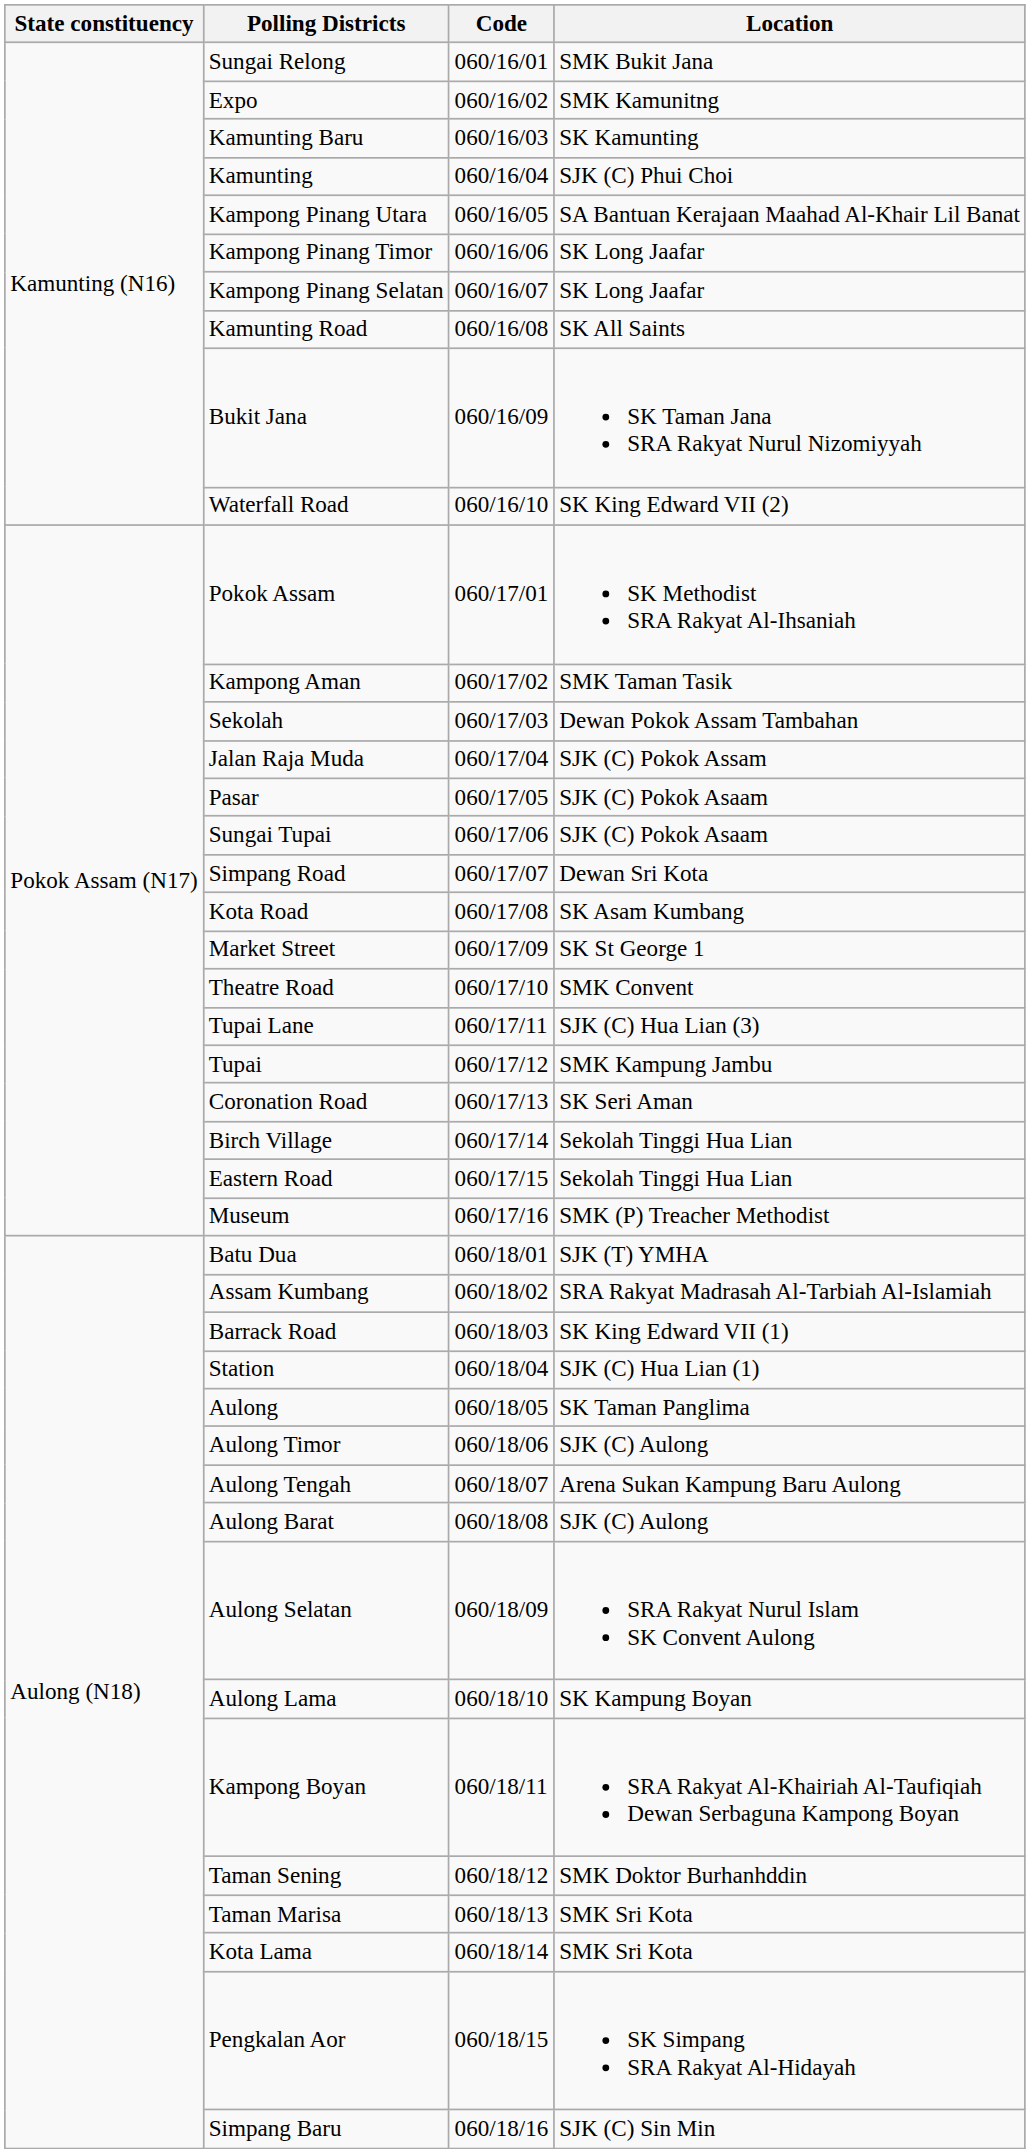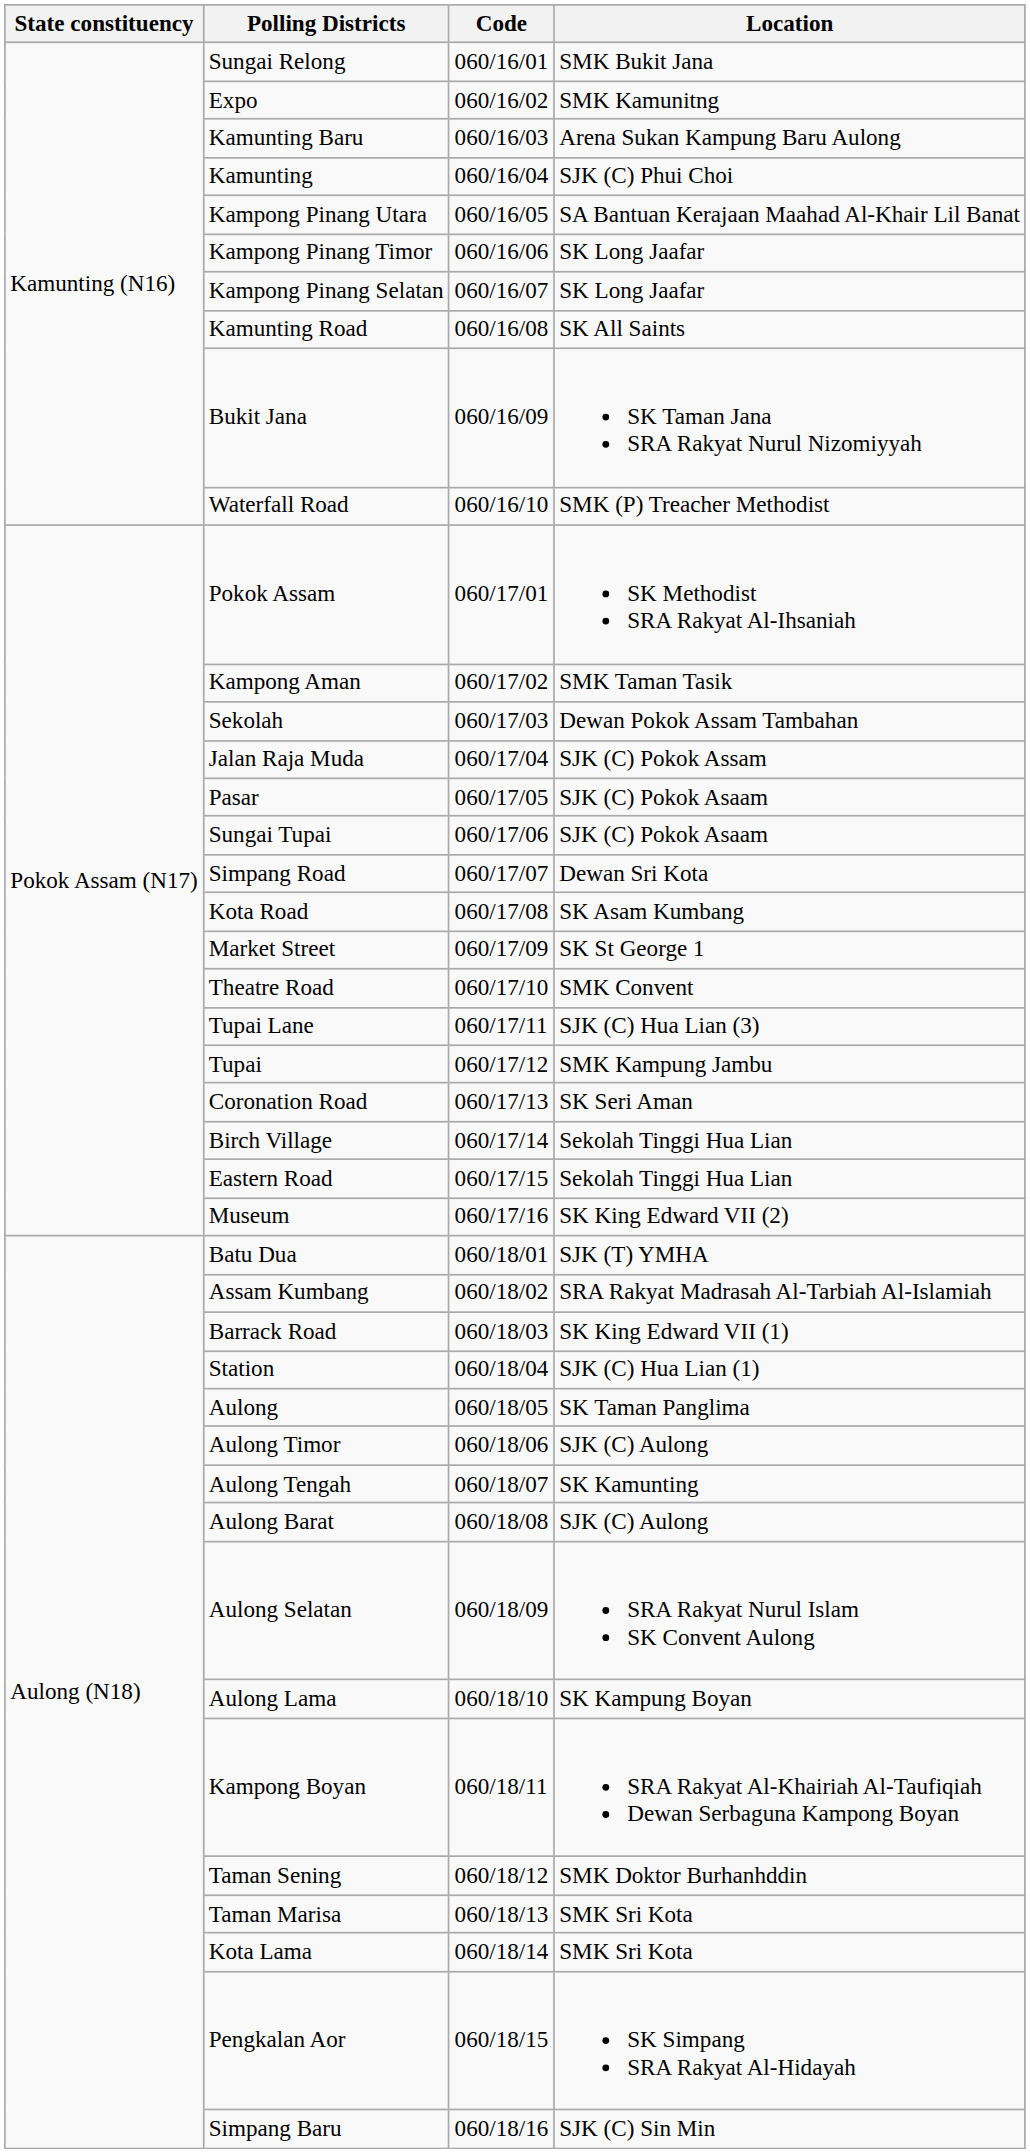(629, 137) SK Kamunting -> (730, 137) Arena Sukan Kampung Baru Aulong
(674, 505) SK King Edward VII (2) -> (694, 505) SMK (P) Treacher Methodist
(694, 1216) SMK (P) Treacher Methodist -> (674, 1216) SK King Edward VII (2)
(730, 1483) Arena Sukan Kampung Baru Aulong -> (629, 1483) SK Kamunting
